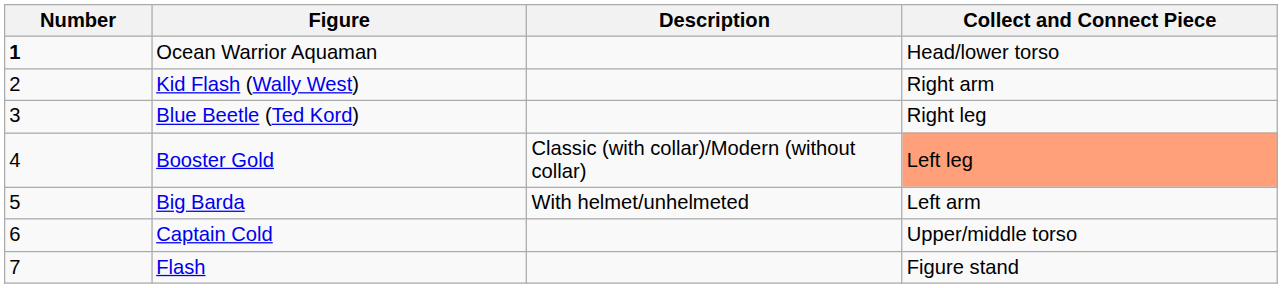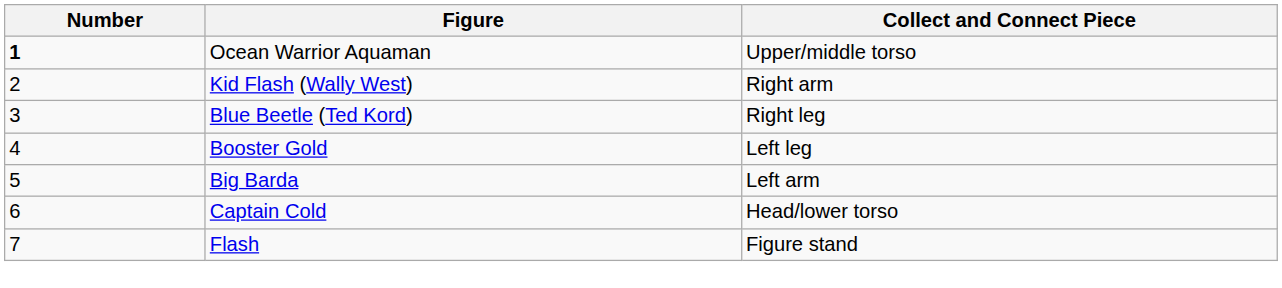- column: (715, 20)
(983, 52) Head/lower torso -> (831, 52) Upper/middle torso
(940, 159) lightsalmon background -> (779, 148) no background
(992, 235) Upper/middle torso -> (822, 212) Head/lower torso
